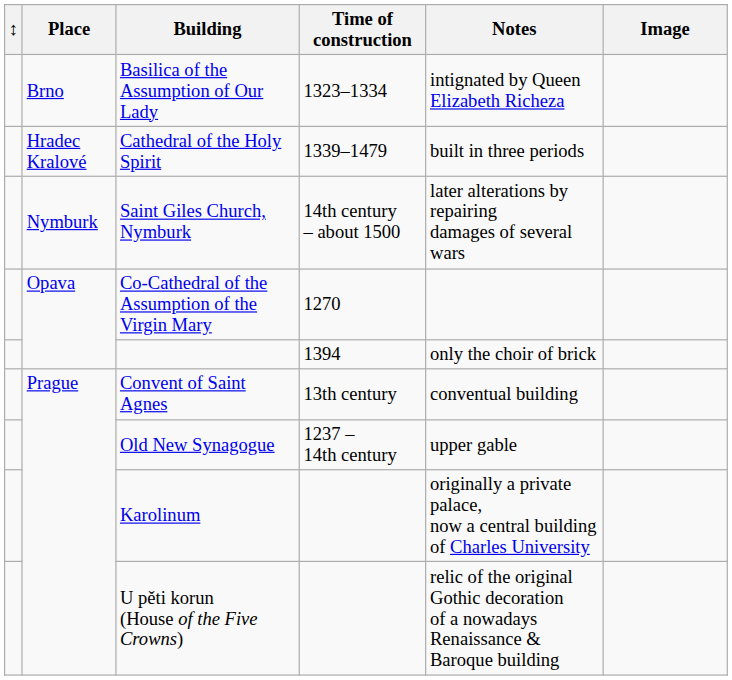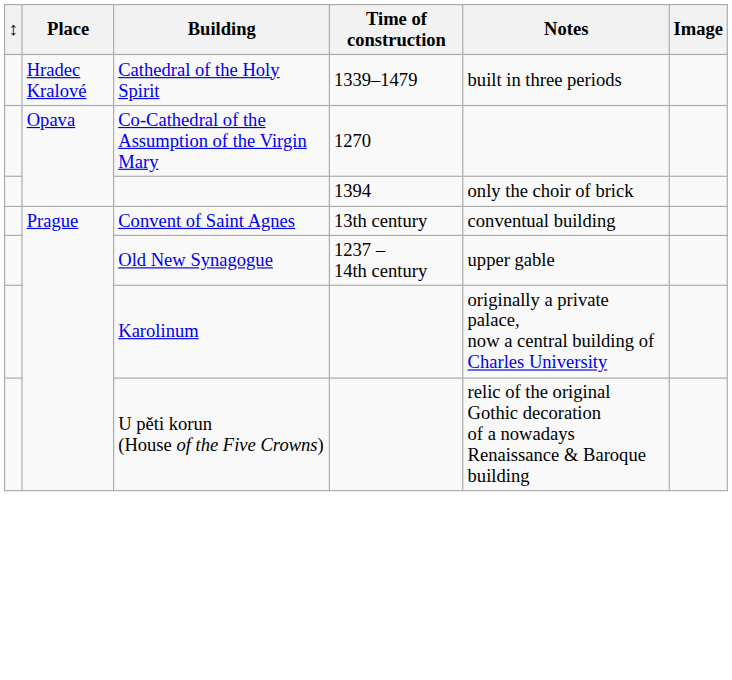- row: (192, 90)
- row: (193, 222)
